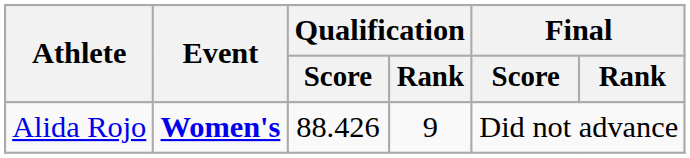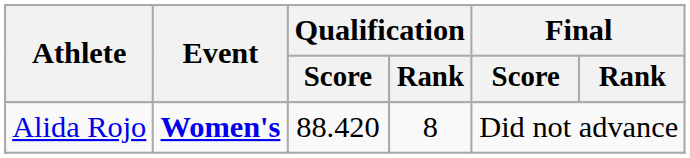(338, 127) 88.426 -> (338, 127) 88.420
(430, 127) 9 -> (430, 127) 8
